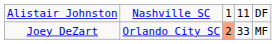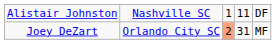(243, 31) 33 -> (243, 31) 31
